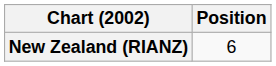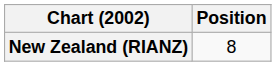(231, 46) 6 -> (231, 46) 8
